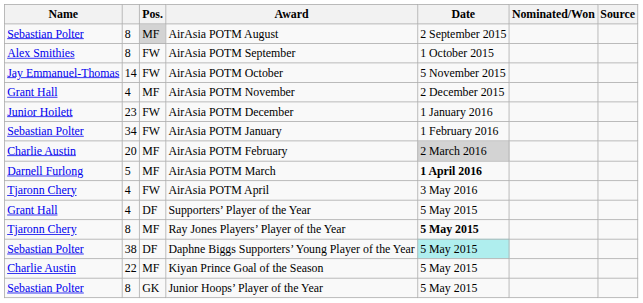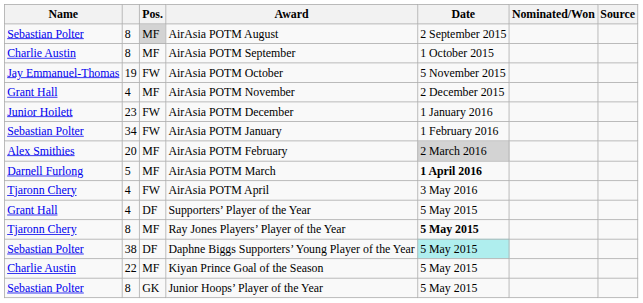(41, 53) Alex Smithies -> (42, 53) Charlie Austin
(151, 53) FW -> (151, 53) MF
(131, 73) 14 -> (131, 73) 19
(42, 151) Charlie Austin -> (41, 151) Alex Smithies
